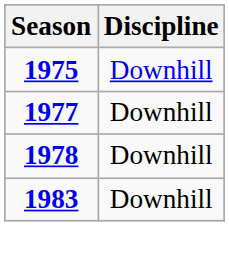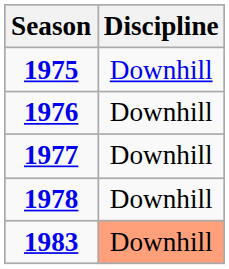+ row: (51, 112)
(161, 198) no background -> (161, 241) lightsalmon background
